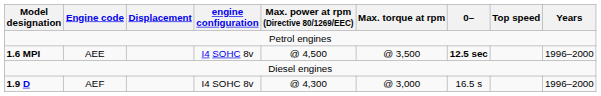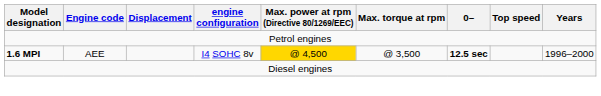(308, 53) no background -> (308, 53) gold background
- row: (18, 83)
